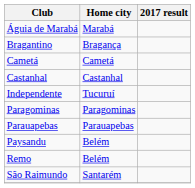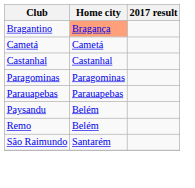- row: (42, 28)
(102, 45) no background -> (91, 28) lightsalmon background
- row: (34, 93)
